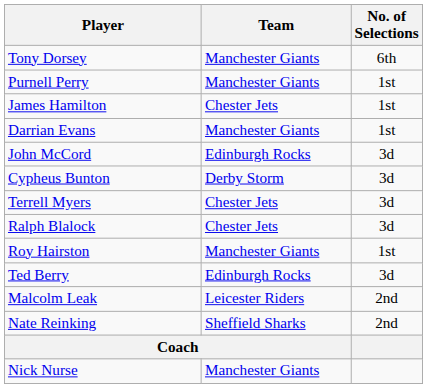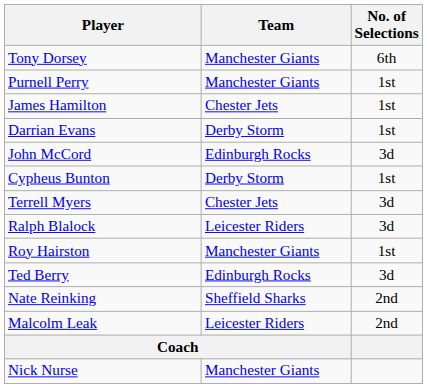(262, 130) Manchester Giants -> (244, 130) Derby Storm
(387, 178) 3d -> (387, 178) 1st
(242, 226) Chester Jets -> (255, 226) Leicester Riders
rows swapped: (53, 298) <-> (52, 322)
